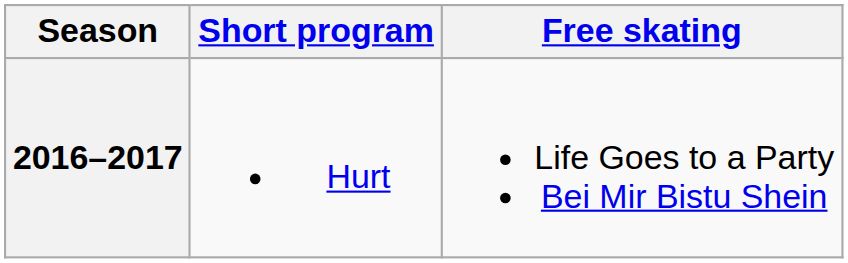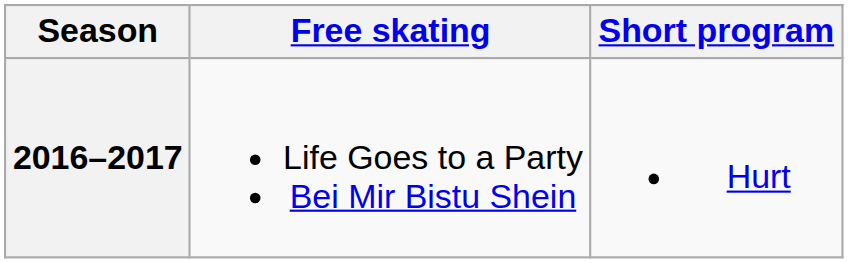columns swapped: (316, 31) <-> (642, 31)
